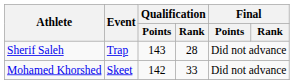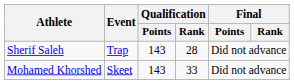(157, 70) 142 -> (157, 70) 143
